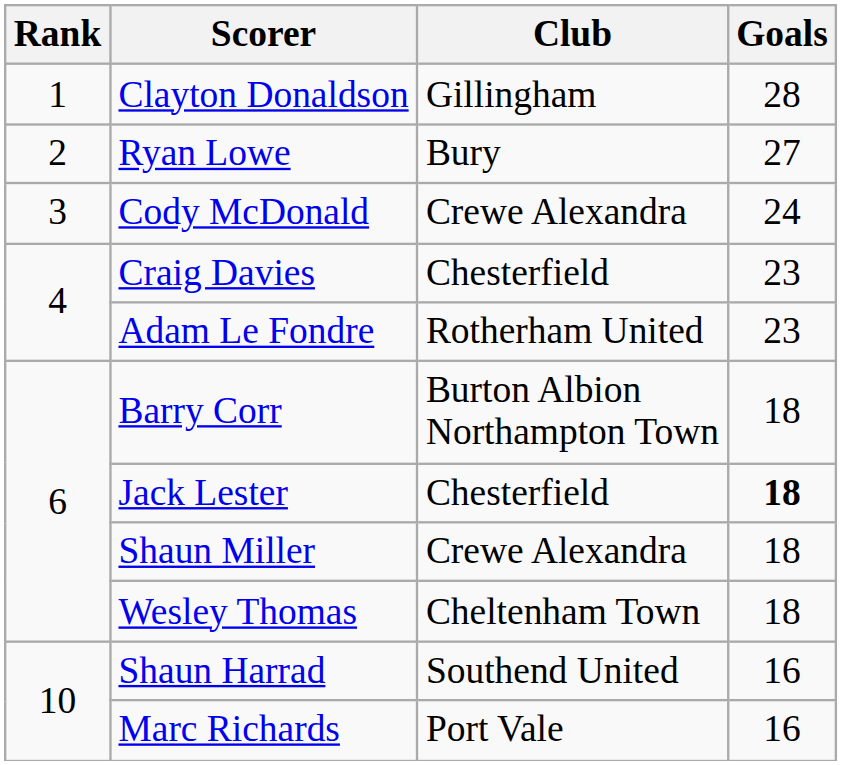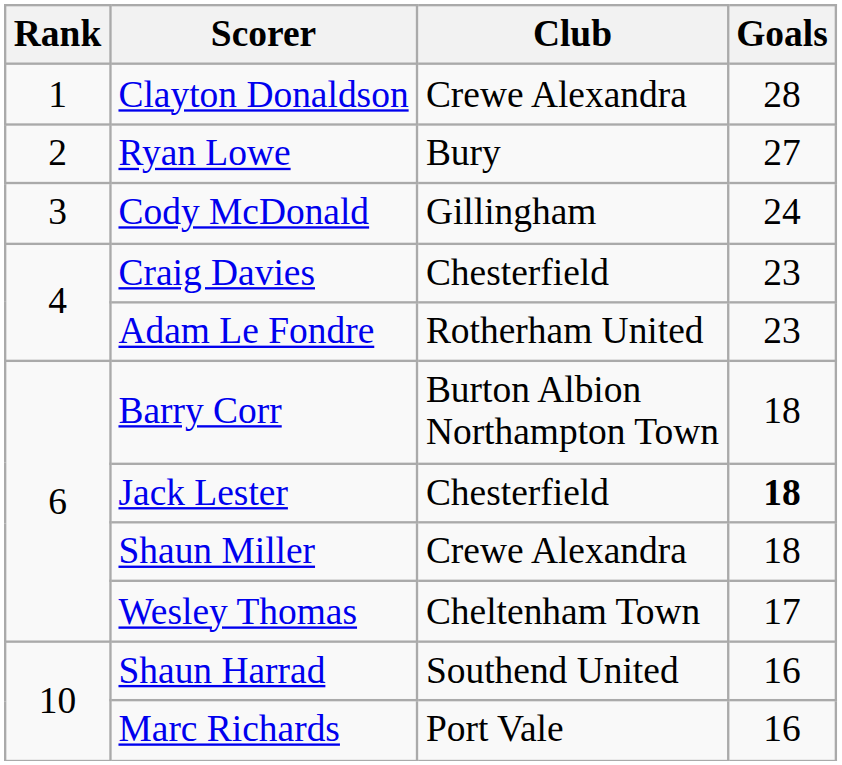(511, 93) Gillingham -> (556, 93) Crewe Alexandra
(556, 212) Crewe Alexandra -> (511, 212) Gillingham
(782, 610) 18 -> (782, 610) 17
